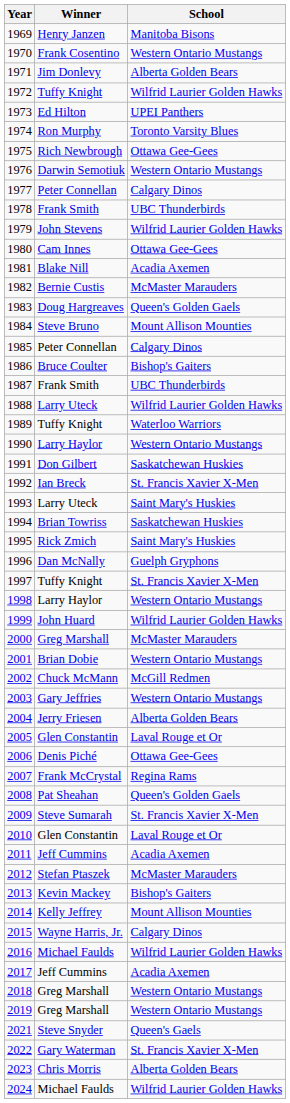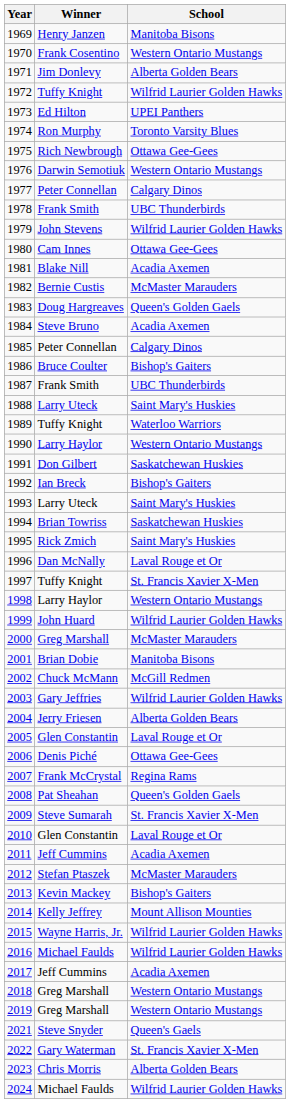(191, 326) Mount Allison Mounties -> (170, 326) Acadia Axemen
(206, 405) Wilfrid Laurier Golden Hawks -> (183, 405) Saint Mary's Huskies
(194, 483) St. Francis Xavier X-Men -> (171, 483) Bishop's Gaiters
(174, 561) Guelph Gryphons -> (176, 561) Laval Rouge et Or
(196, 659) Western Ontario Mustangs -> (172, 659) Manitoba Bisons
(196, 698) Western Ontario Mustangs -> (206, 698) Wilfrid Laurier Golden Hawks
(166, 932) Calgary Dinos -> (206, 932) Wilfrid Laurier Golden Hawks
